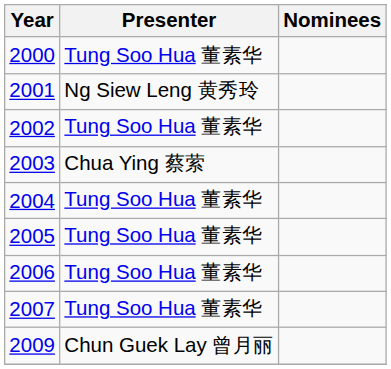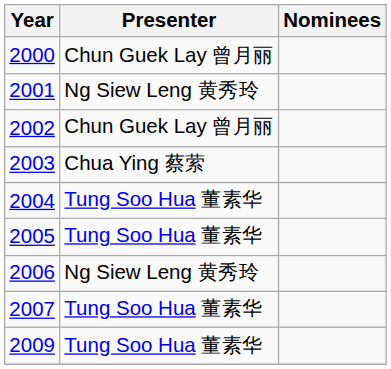(164, 54) Tung Soo Hua 董素华 -> (169, 54) Chun Guek Lay 曾月丽
(164, 127) Tung Soo Hua 董素华 -> (169, 127) Chun Guek Lay 曾月丽
(164, 272) Tung Soo Hua 董素华 -> (162, 272) Ng Siew Leng 黄秀玲
(169, 345) Chun Guek Lay 曾月丽 -> (164, 345) Tung Soo Hua 董素华
